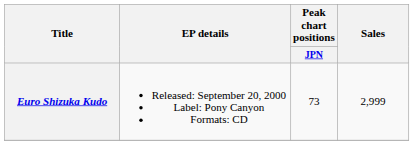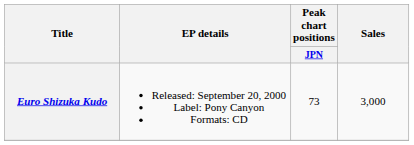(373, 101) 2,999 -> (373, 101) 3,000
